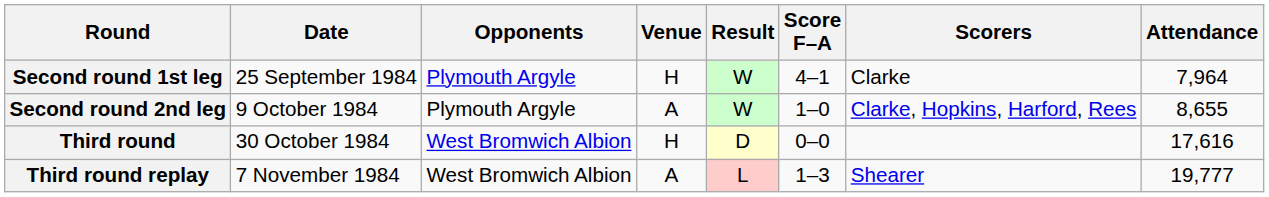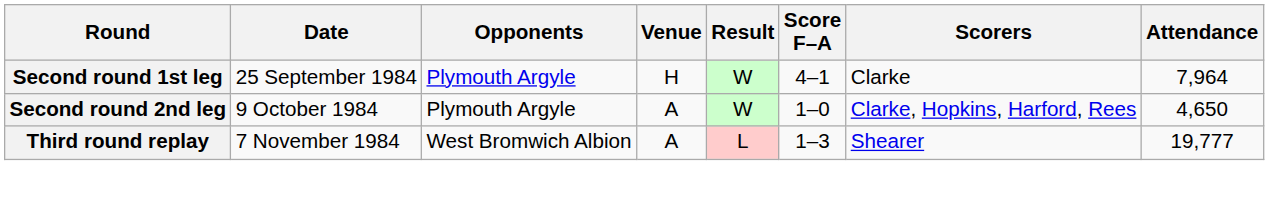(1202, 109) 8,655 -> (1202, 109) 4,650
- row: (118, 142)
